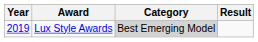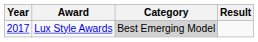(18, 28) 2019 -> (18, 28) 2017
